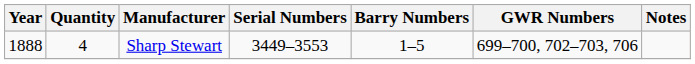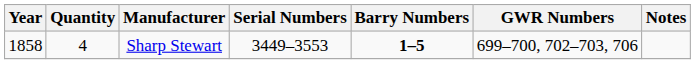(25, 44) 1888 -> (25, 44) 1858
(412, 44) normal -> (412, 44) bold
